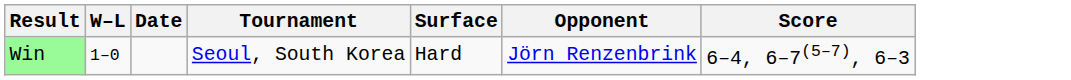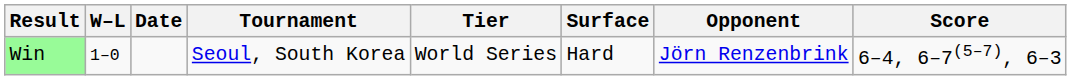+ column: (486, 21)
